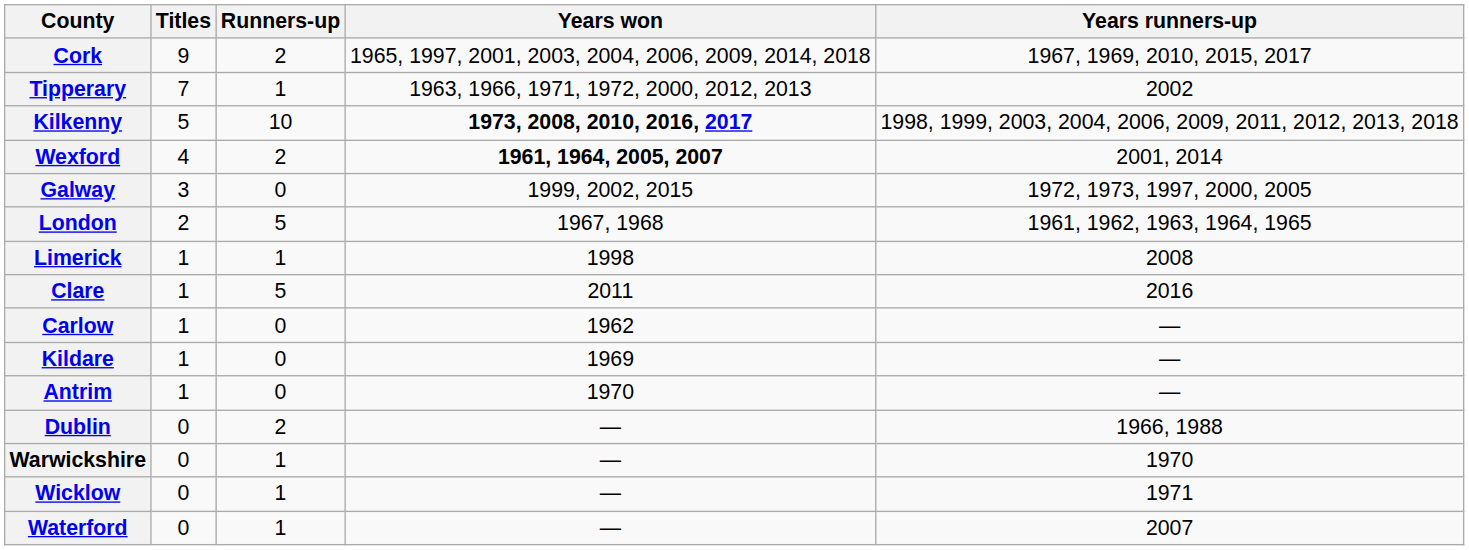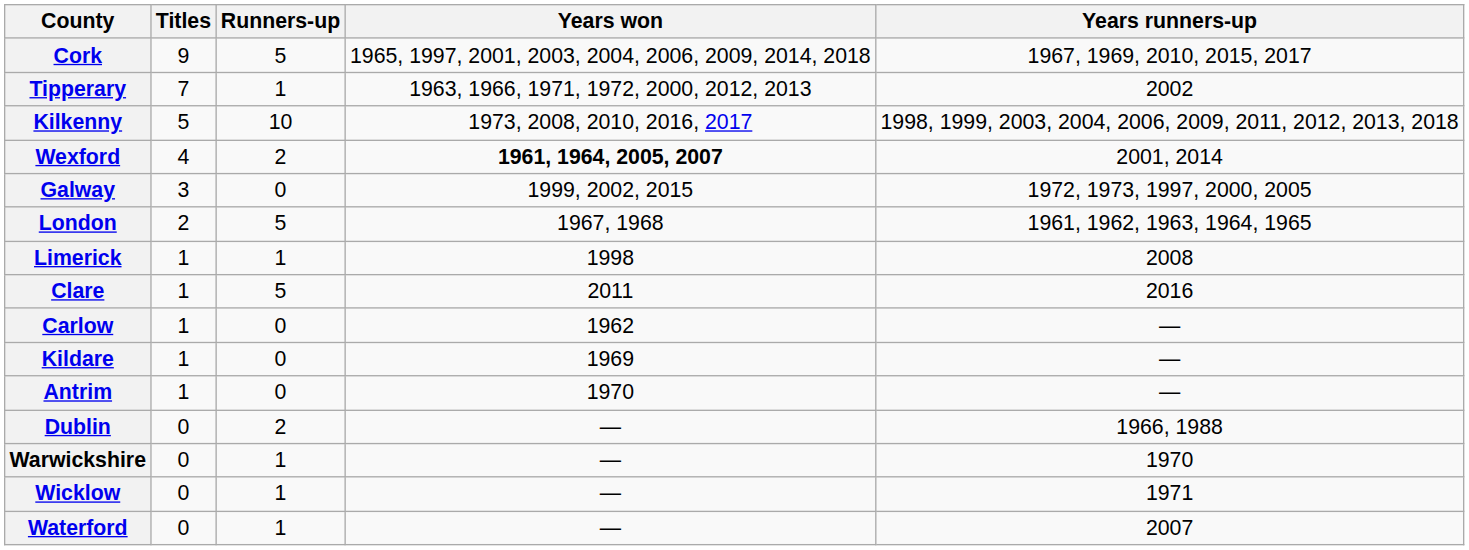(280, 55) 2 -> (280, 55) 5
(610, 122) bold -> (610, 122) normal
